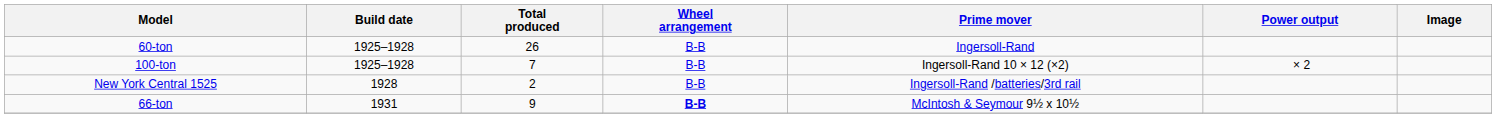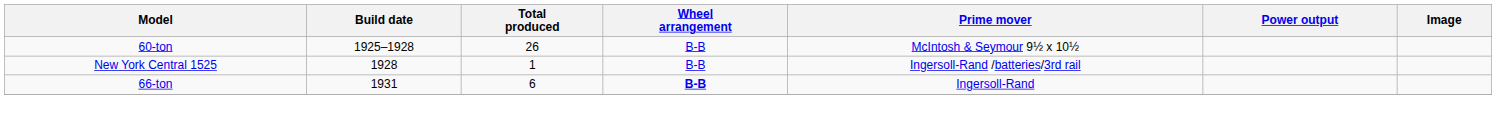(995, 46) Ingersoll-Rand -> (995, 46) McIntosh & Seymour 9½ x 10½
- row: (156, 65)
(532, 84) 2 -> (532, 65) 1
(532, 103) 9 -> (532, 84) 6
(995, 103) McIntosh & Seymour 9½ x 10½ -> (995, 84) Ingersoll-Rand
